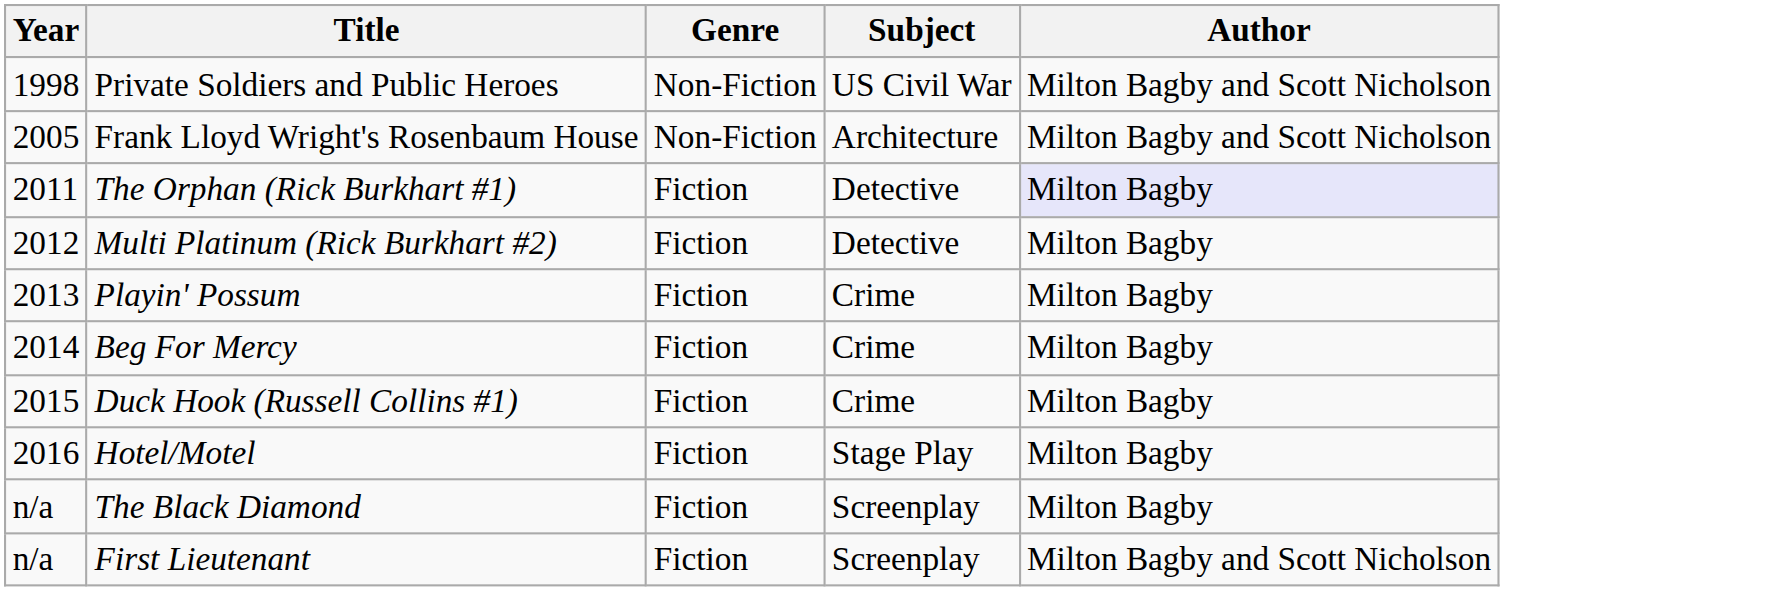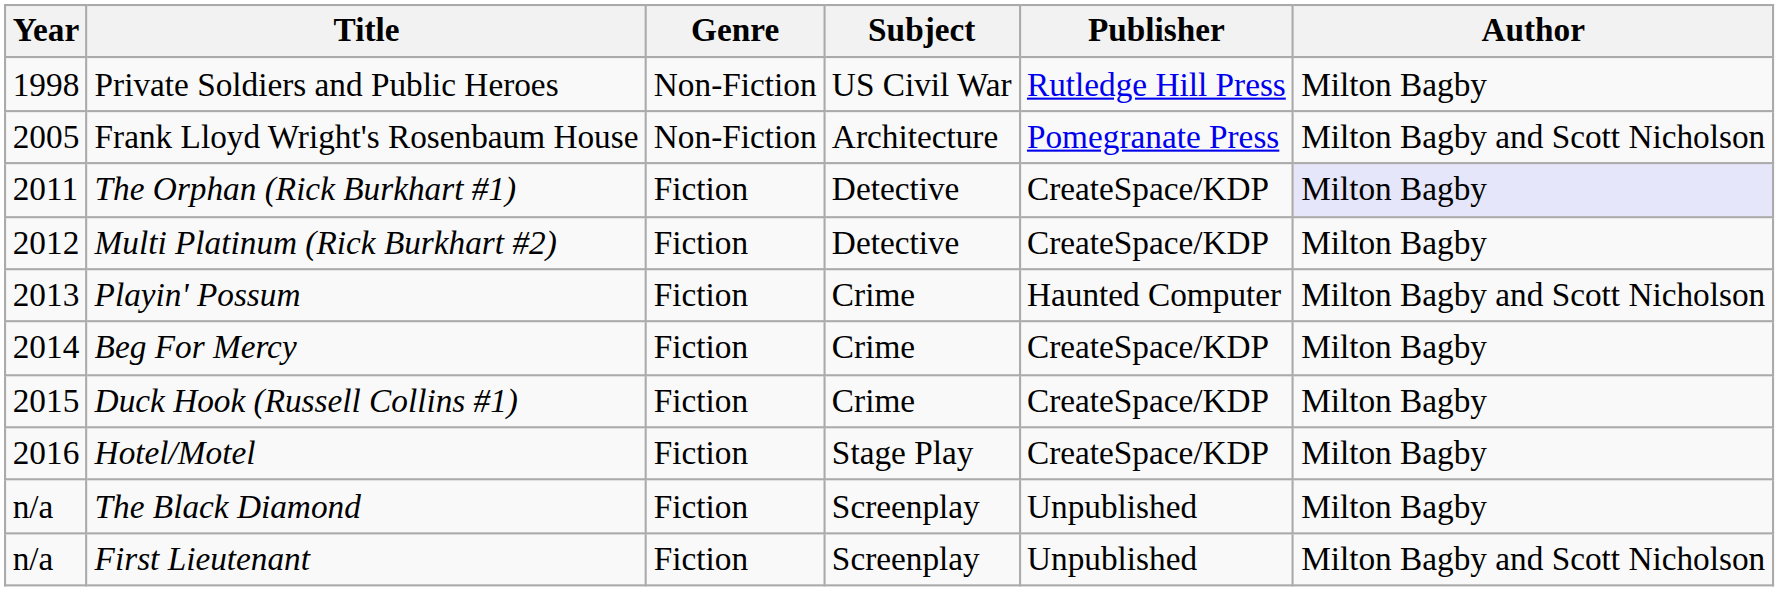+ column: (1156, 30)
(1259, 83) Milton Bagby and Scott Nicholson -> (1394, 83) Milton Bagby
(1120, 294) Milton Bagby -> (1533, 294) Milton Bagby and Scott Nicholson
